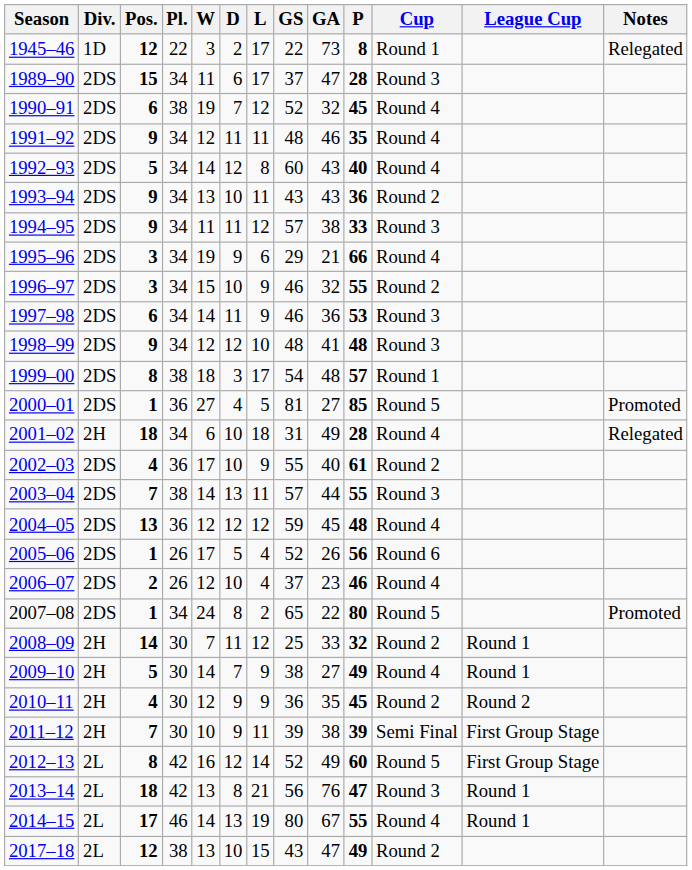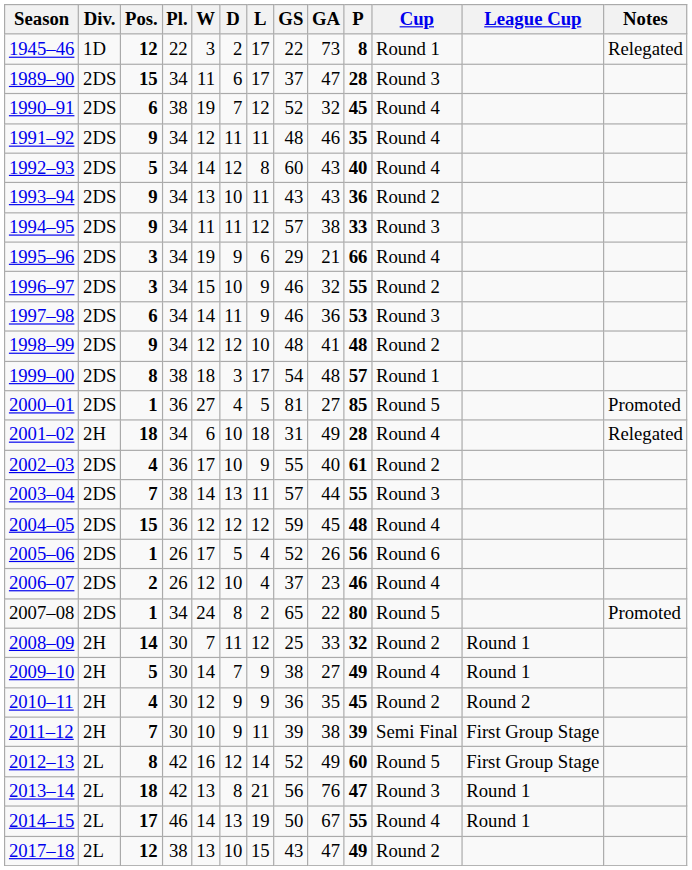(408, 345) Round 3 -> (408, 345) Round 2
(148, 524) 13 -> (148, 524) 15
(294, 820) 80 -> (294, 820) 50
